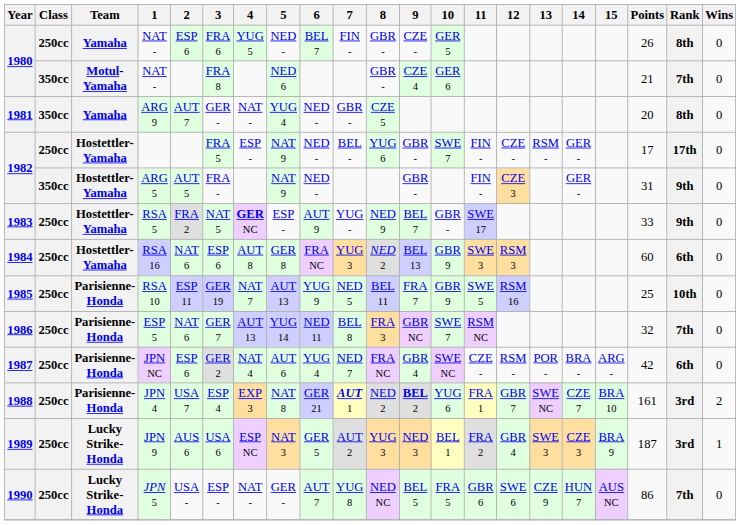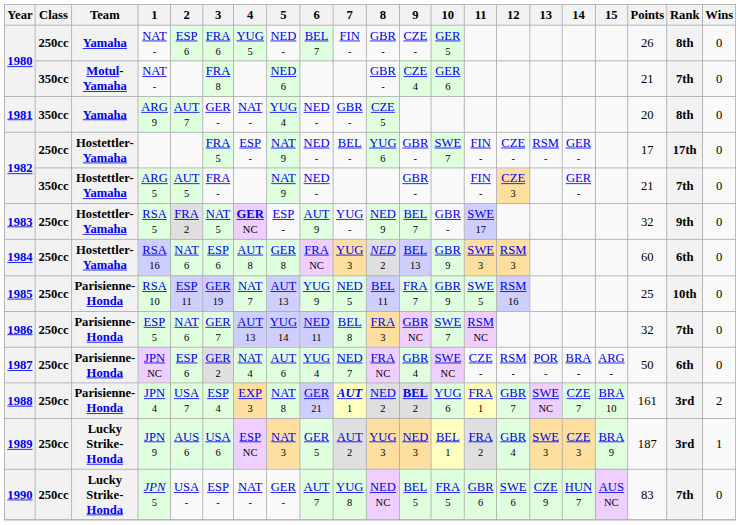(647, 186) 31 -> (647, 186) 21
(685, 186) 9th -> (685, 186) 7th
(647, 222) 33 -> (647, 222) 32
(647, 365) 42 -> (647, 365) 50
(647, 494) 86 -> (647, 494) 83
